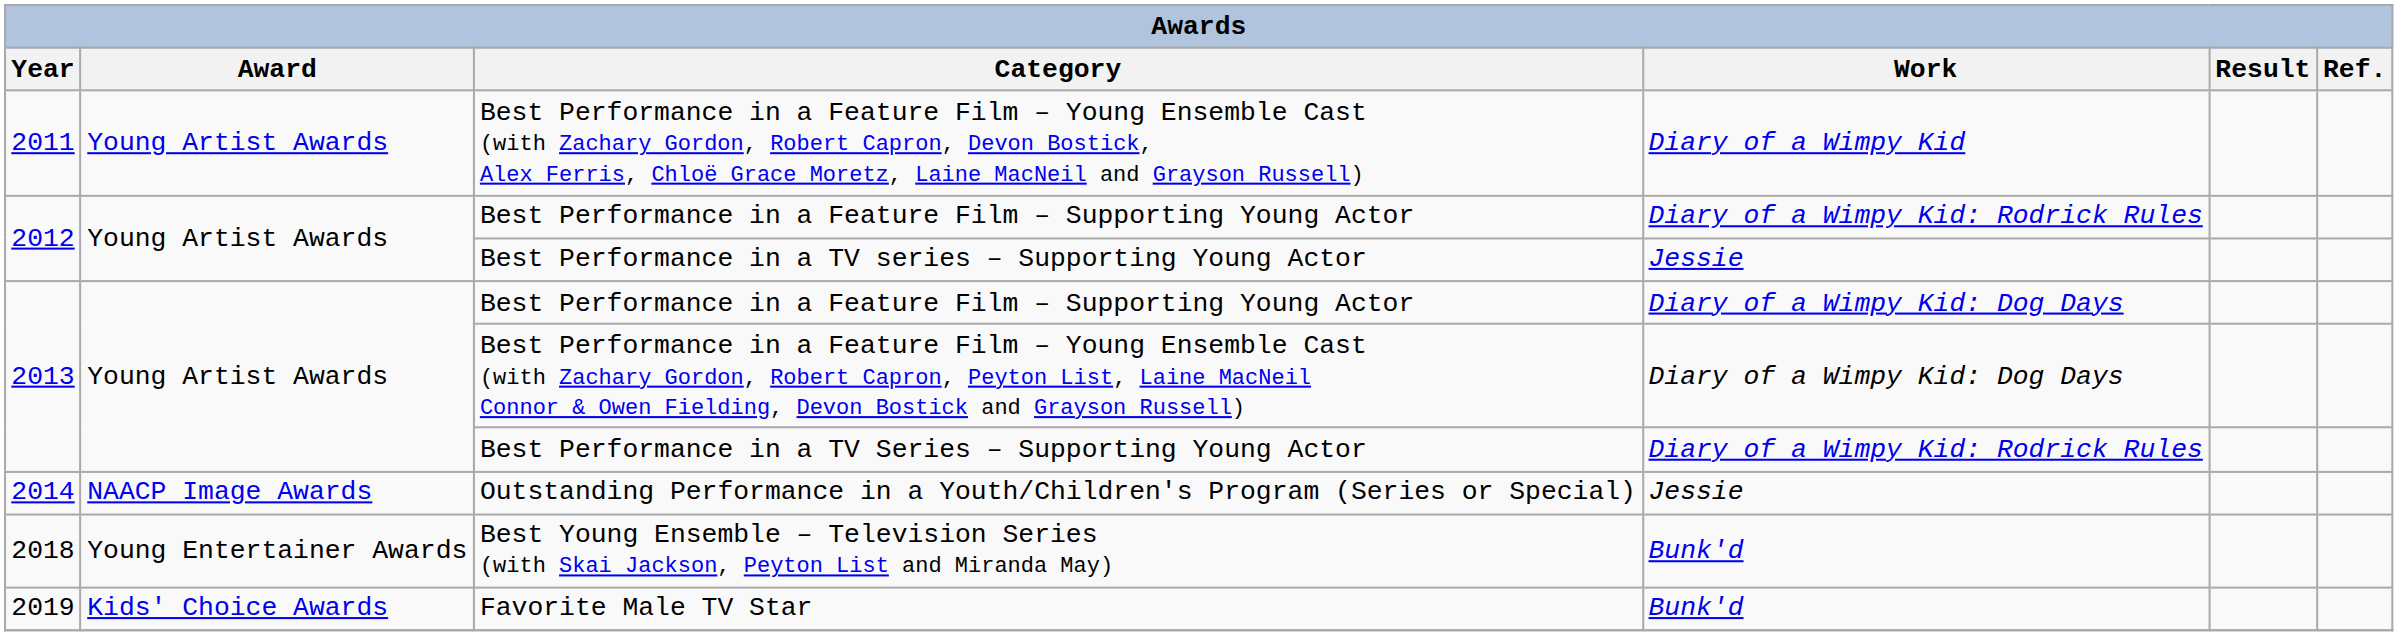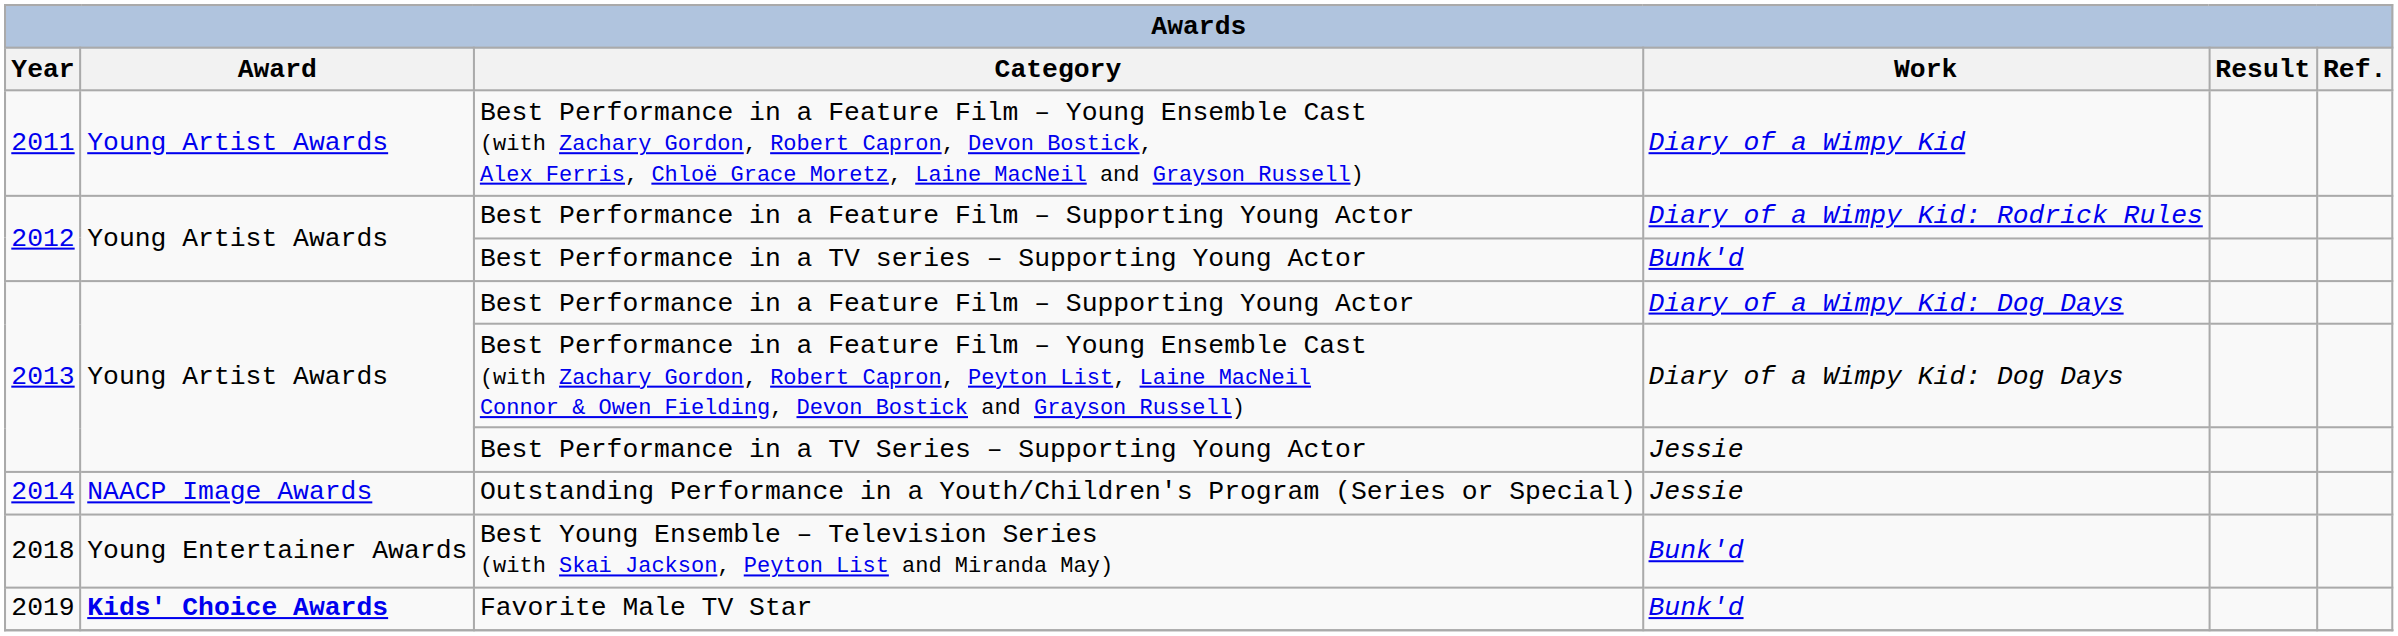(1696, 259) Jessie -> (1696, 259) Bunk'd
(1926, 449) Diary of a Wimpy Kid: Rodrick Rules -> (1696, 449) Jessie
(238, 609) normal -> (238, 609) bold
